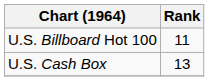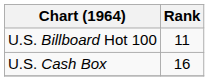(182, 64) 13 -> (182, 64) 16
